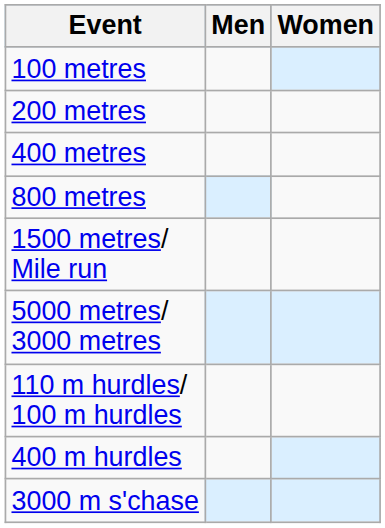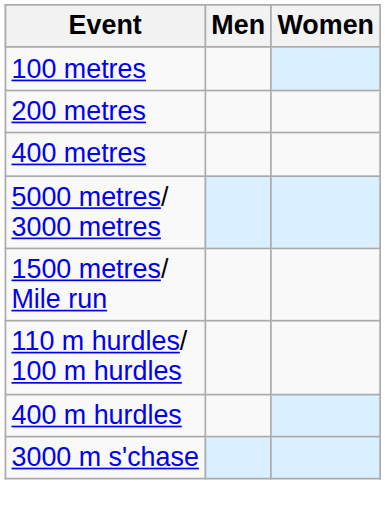- row: (79, 196)
rows swapped: (90, 254) <-> (90, 326)
